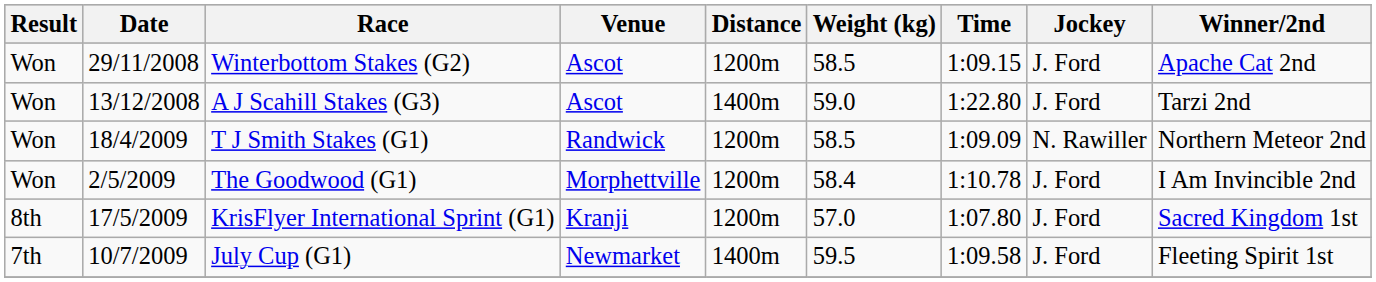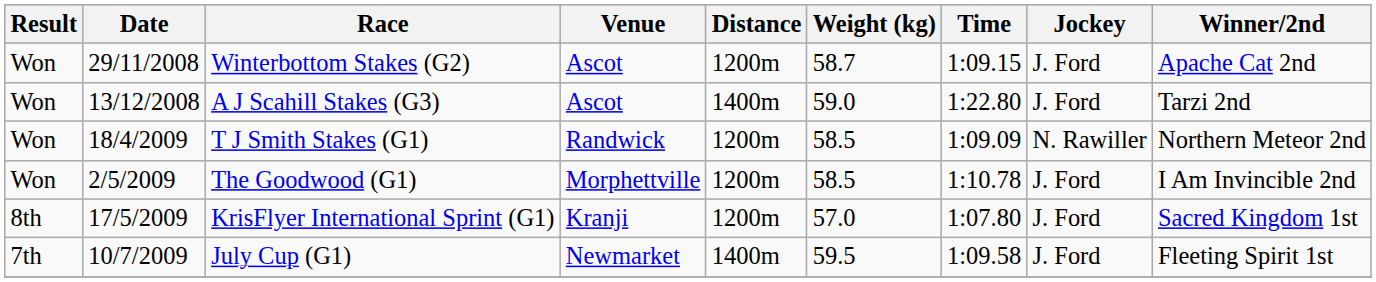(834, 62) 58.5 -> (834, 62) 58.7
(834, 179) 58.4 -> (834, 179) 58.5
